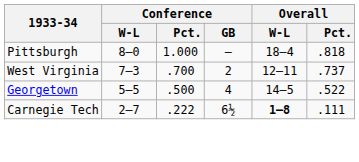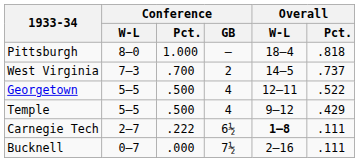(280, 71) 12–11 -> (280, 71) 14–5
(280, 90) 14–5 -> (280, 90) 12–11
+ row: (28, 109)
+ row: (35, 147)
